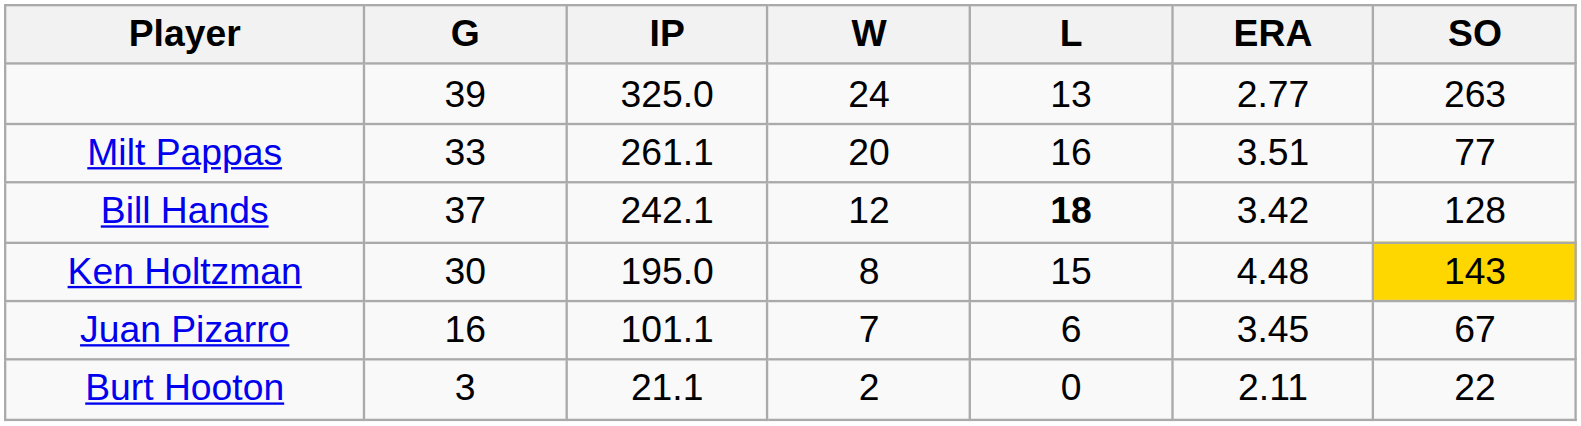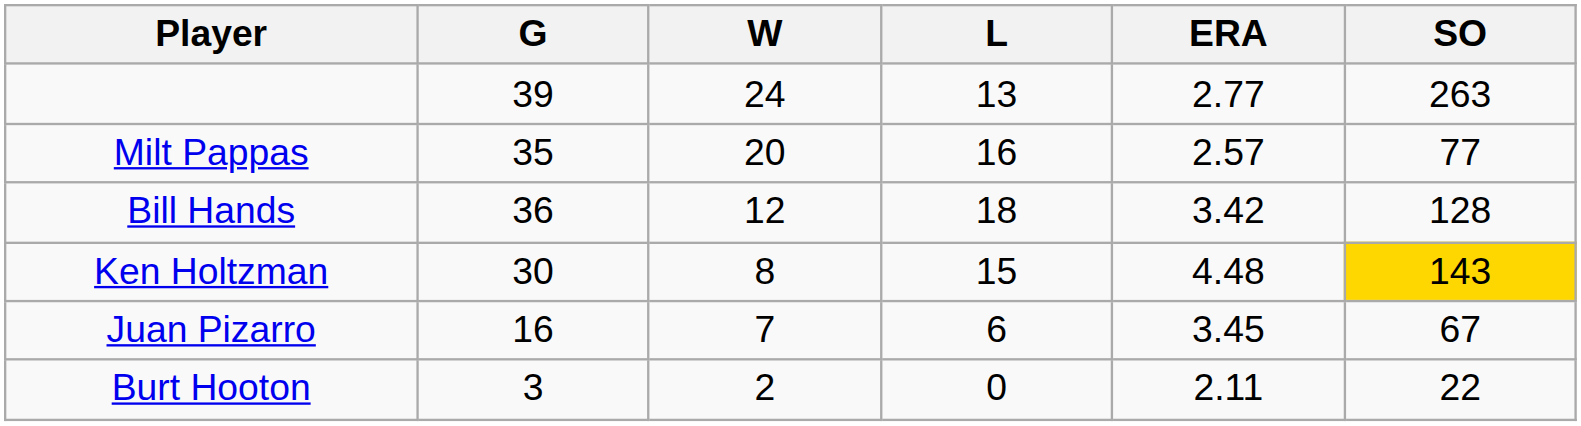- column: (667, 34)
(465, 152) 33 -> (533, 152) 35
(1273, 152) 3.51 -> (1228, 152) 2.57
(465, 211) 37 -> (533, 211) 36
(1071, 211) bold -> (997, 211) normal
